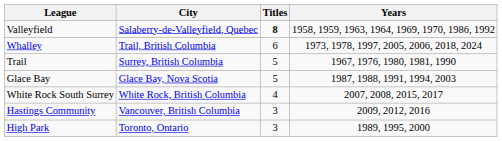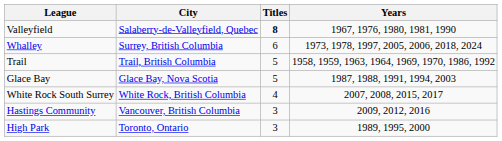(394, 29) 1958, 1959, 1963, 1964, 1969, 1970, 1986, 1992 -> (394, 29) 1967, 1976, 1980, 1981, 1990
(167, 45) Trail, British Columbia -> (171, 45) Surrey, British Columbia
(171, 62) Surrey, British Columbia -> (167, 62) Trail, British Columbia
(394, 62) 1967, 1976, 1980, 1981, 1990 -> (394, 62) 1958, 1959, 1963, 1964, 1969, 1970, 1986, 1992
